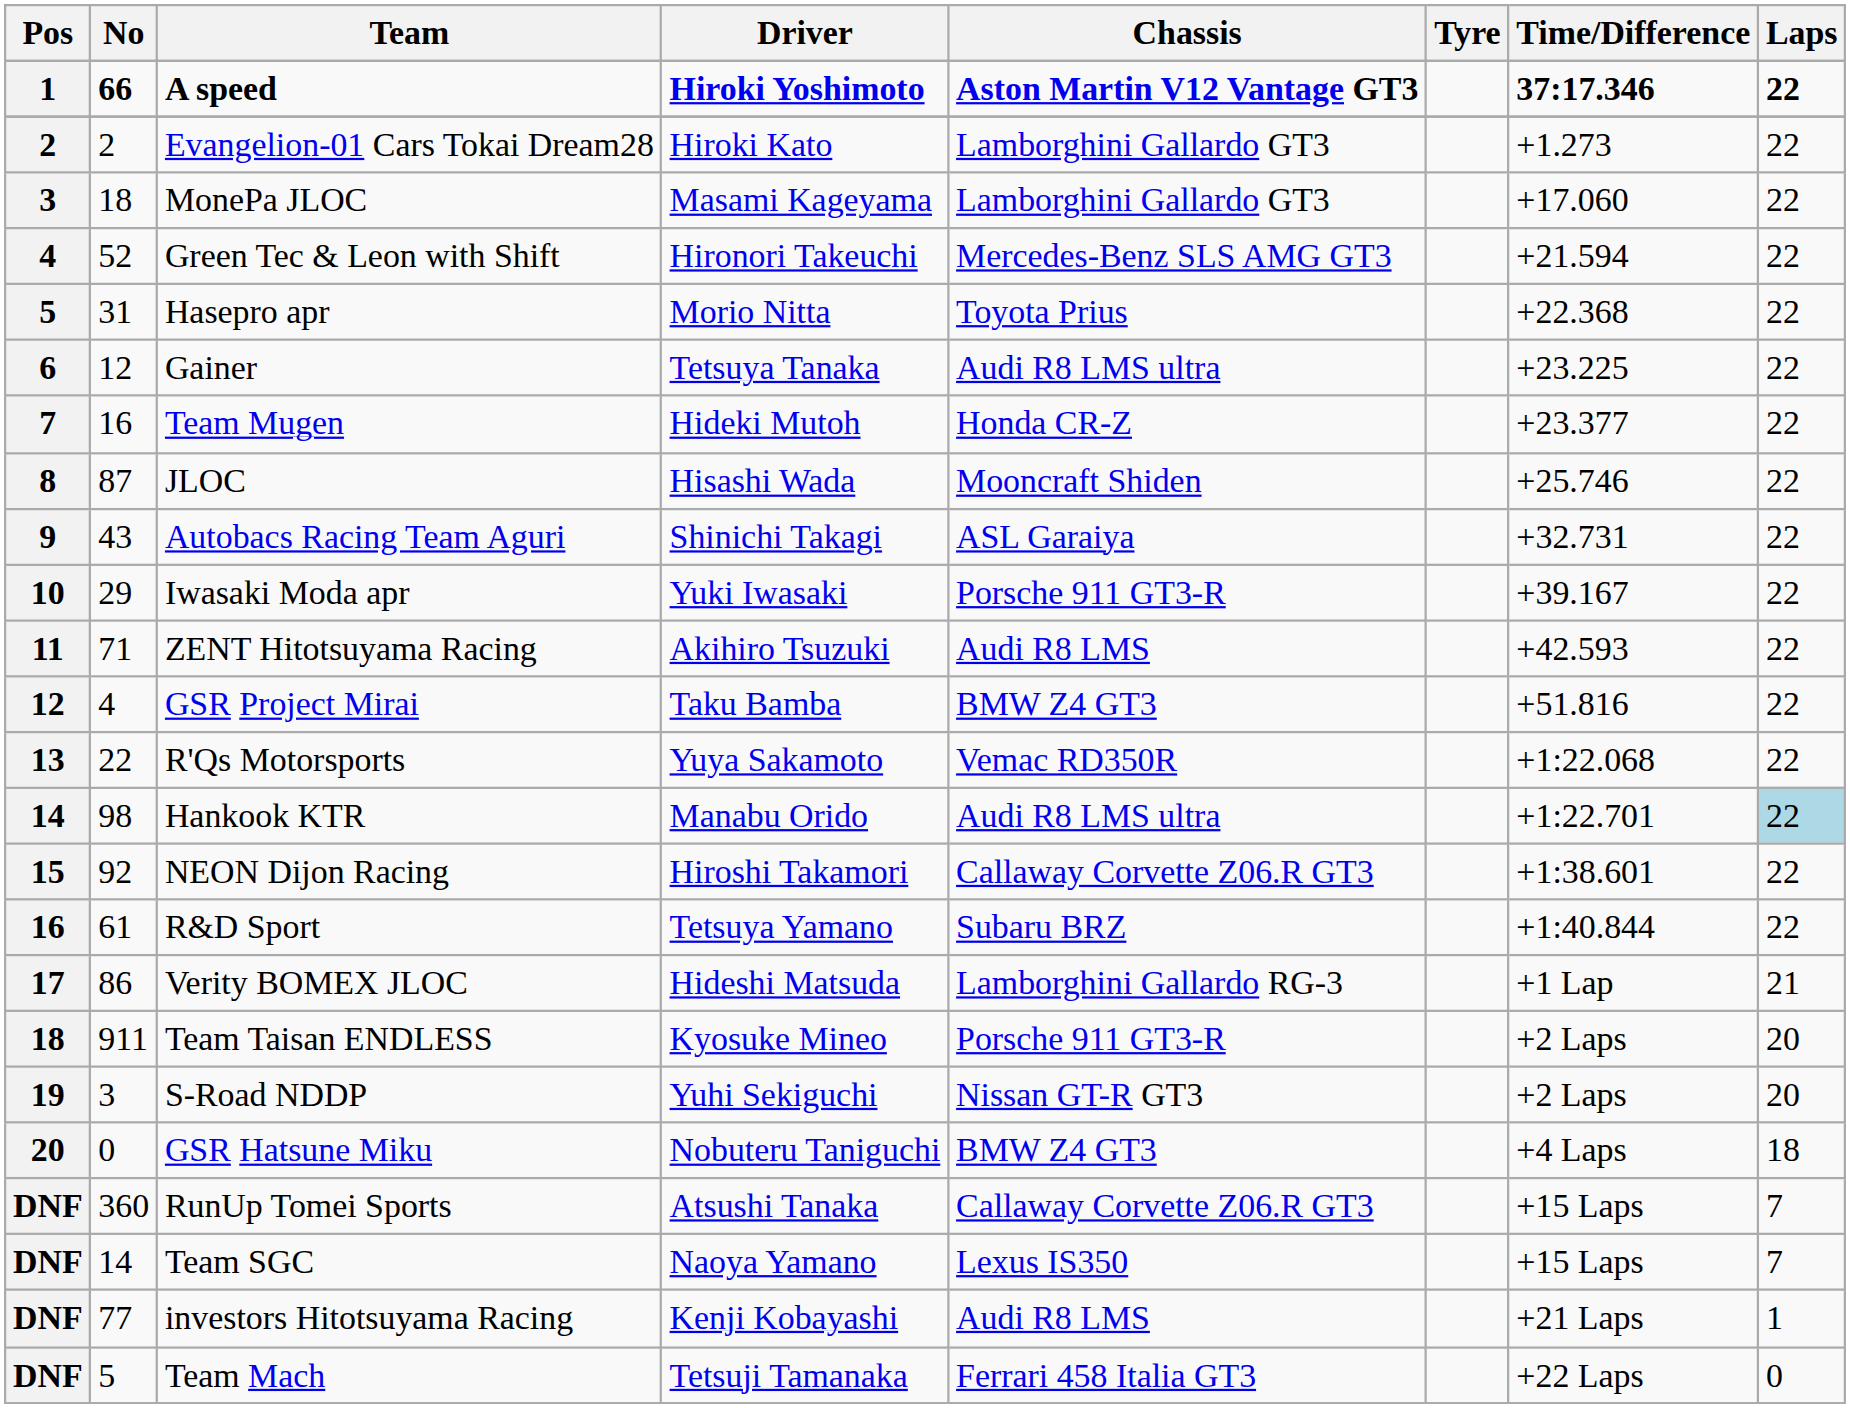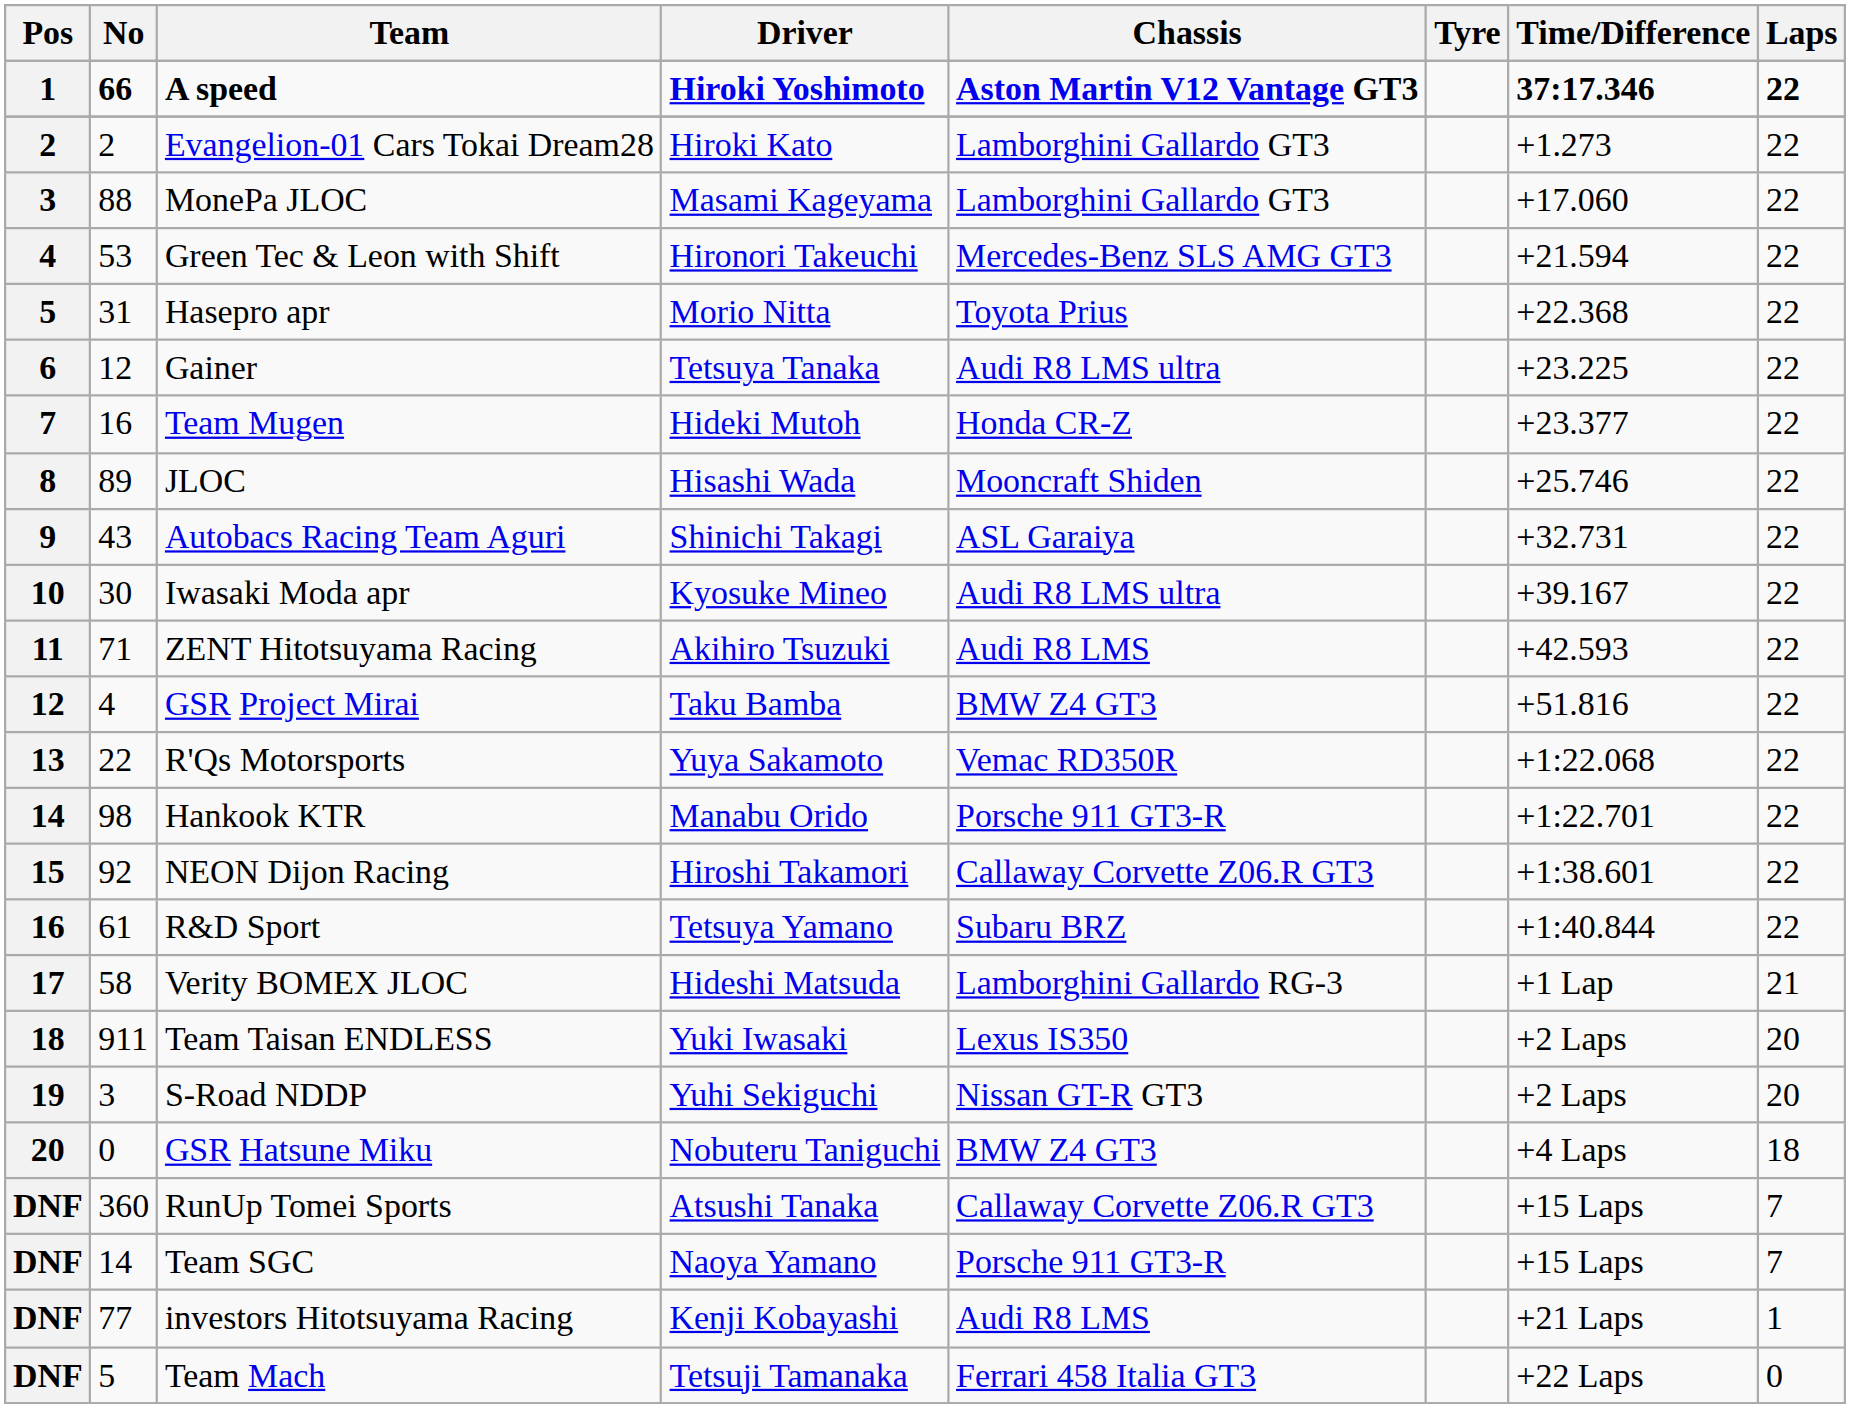(115, 200) 18 -> (115, 200) 88
(115, 256) 52 -> (115, 256) 53
(115, 479) 87 -> (115, 479) 89
(115, 591) 29 -> (115, 591) 30
(758, 591) Yuki Iwasaki -> (778, 591) Kyosuke Mineo
(1091, 591) Porsche 911 GT3-R -> (1088, 591) Audi R8 LMS ultra
(1088, 815) Audi R8 LMS ultra -> (1091, 815) Porsche 911 GT3-R
(1783, 815) lightblue background -> (1783, 815) no background
(115, 982) 86 -> (115, 982) 58
(778, 1038) Kyosuke Mineo -> (758, 1038) Yuki Iwasaki
(1091, 1038) Porsche 911 GT3-R -> (1042, 1038) Lexus IS350
(1042, 1262) Lexus IS350 -> (1091, 1262) Porsche 911 GT3-R
